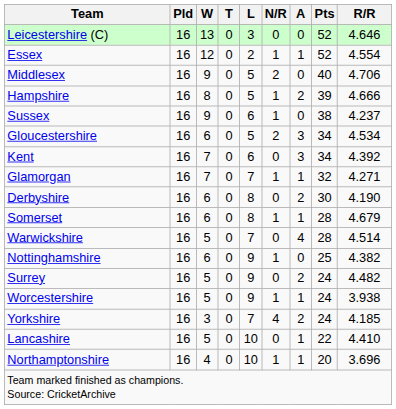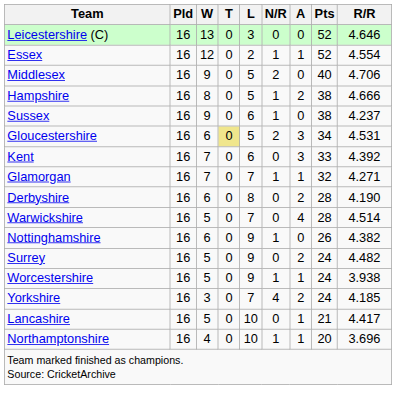(325, 95) 39 -> (325, 95) 38
(229, 136) no background -> (229, 136) khaki background
(364, 136) 4.534 -> (364, 136) 4.531
(325, 156) 34 -> (325, 156) 33
(325, 197) 30 -> (325, 197) 28
- row: (35, 217)
(325, 258) 25 -> (325, 237) 26
(325, 339) 22 -> (325, 319) 21
(364, 339) 4.410 -> (364, 319) 4.417
